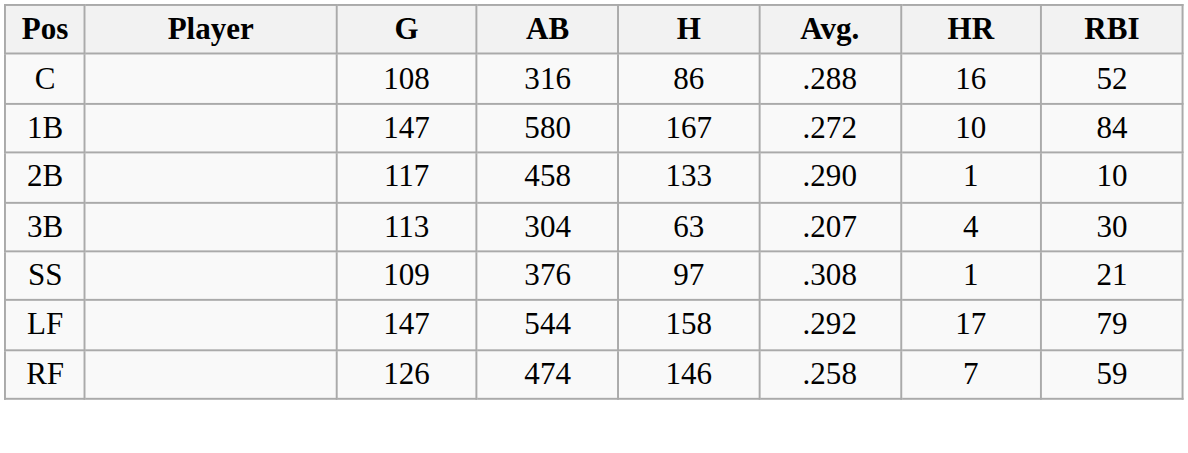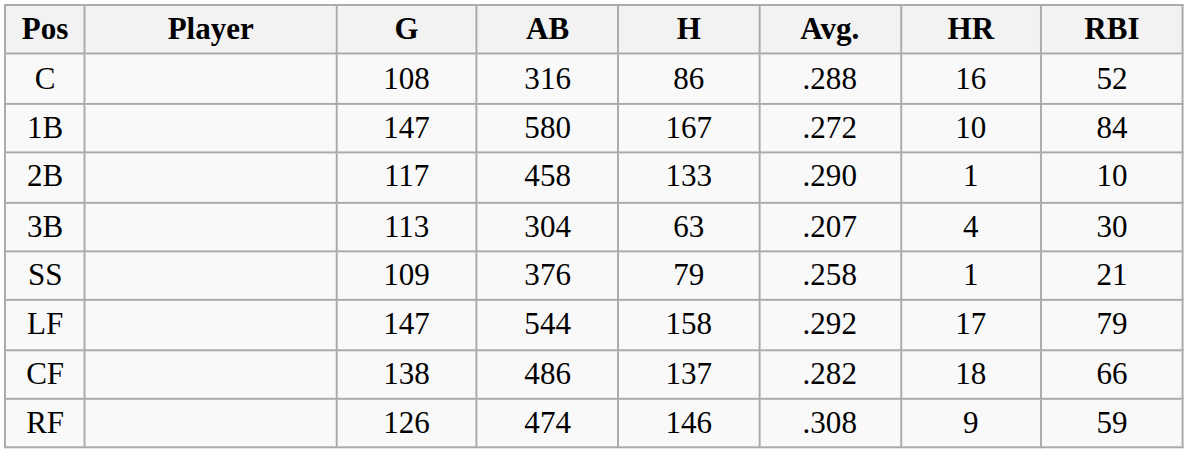(689, 275) 97 -> (689, 275) 79
(830, 275) .308 -> (830, 275) .258
+ row: (45, 373)
(830, 373) .258 -> (830, 422) .308
(971, 373) 7 -> (971, 422) 9
